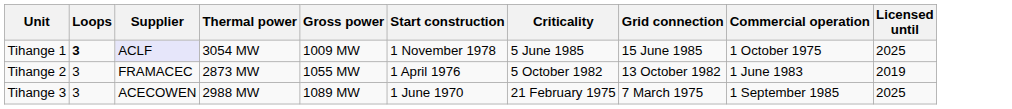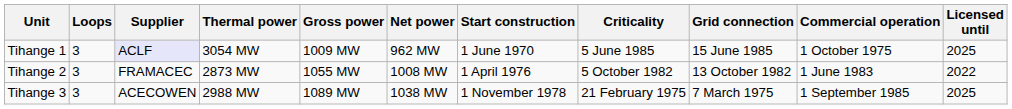+ column: (422, 22)
(76, 51) bold -> (76, 51) normal
(443, 51) 1 November 1978 -> (497, 51) 1 June 1970
(891, 72) 2019 -> (961, 72) 2022
(427, 93) 1 June 1970 -> (513, 93) 1 November 1978
